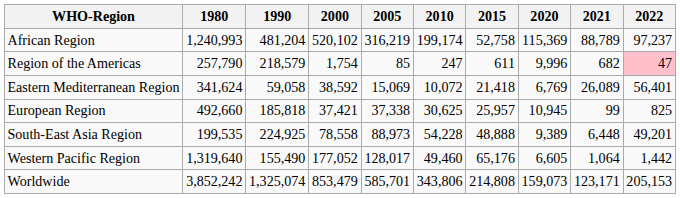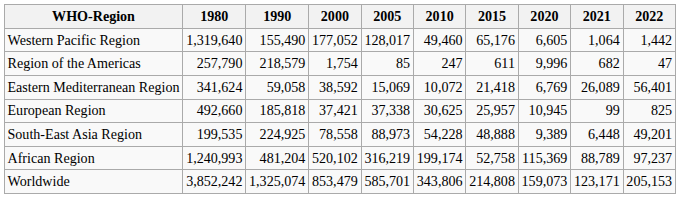rows swapped: (51, 40) <-> (74, 158)
(665, 63) pink background -> (665, 63) no background
